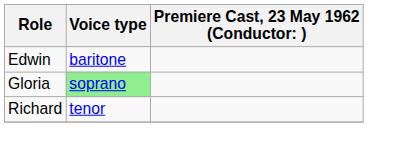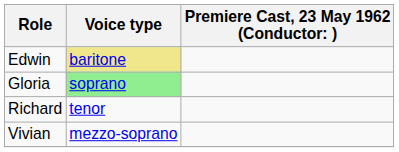(98, 59) no background -> (98, 59) khaki background
+ row: (29, 134)
